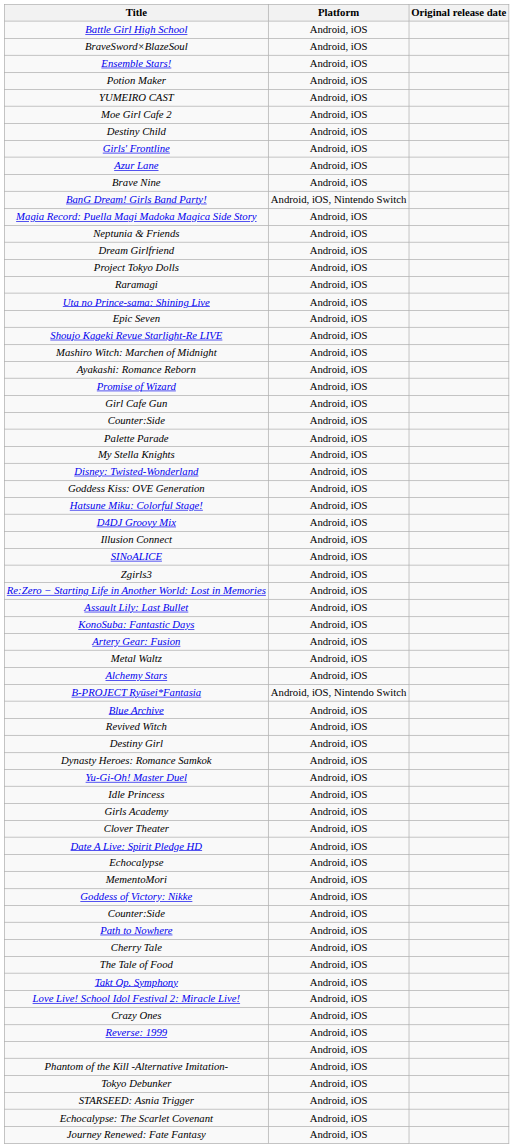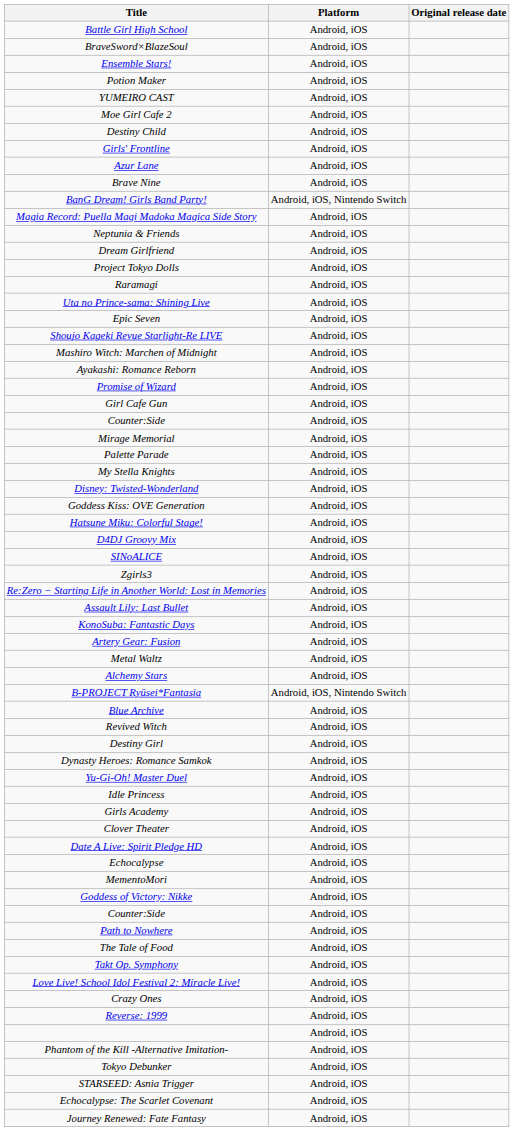+ row: (136, 438)
- row: (136, 540)
- row: (136, 948)
